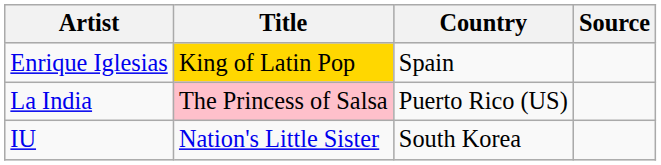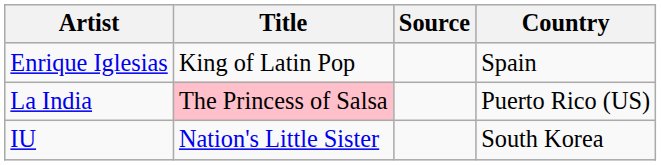columns swapped: (483, 23) <-> (615, 23)
(267, 62) gold background -> (267, 62) no background
